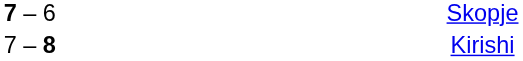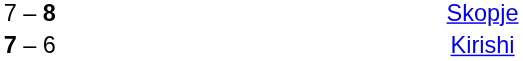(30, 13) 7 – 6 -> (30, 13) 7 – 8
(30, 45) 7 – 8 -> (30, 45) 7 – 6
